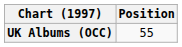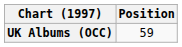(147, 33) 55 -> (147, 33) 59
